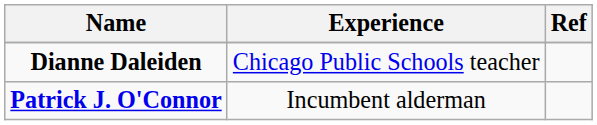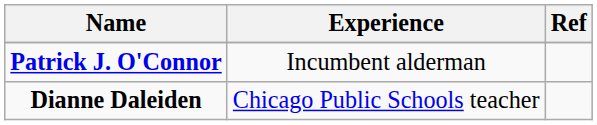rows swapped: (116, 61) <-> (116, 100)
